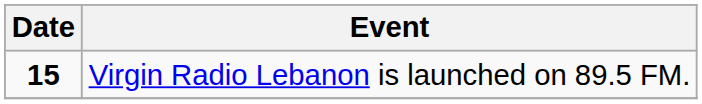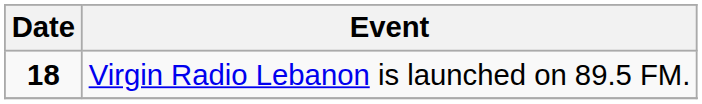(43, 74) 15 -> (43, 74) 18
